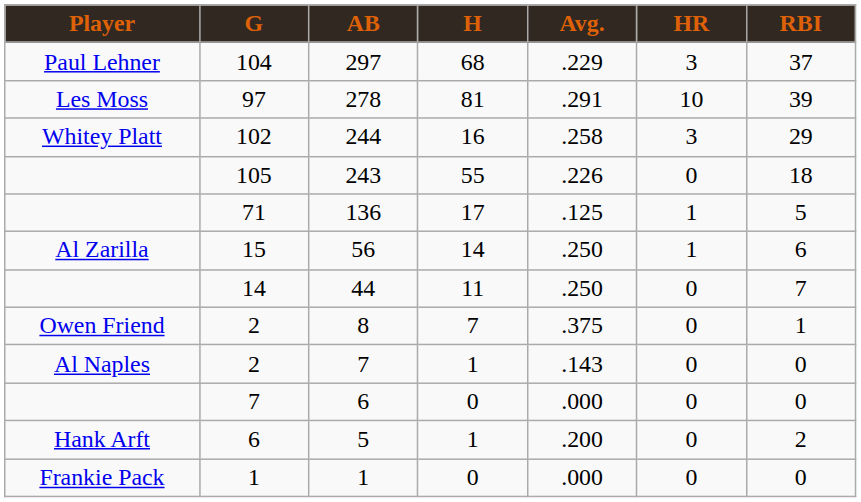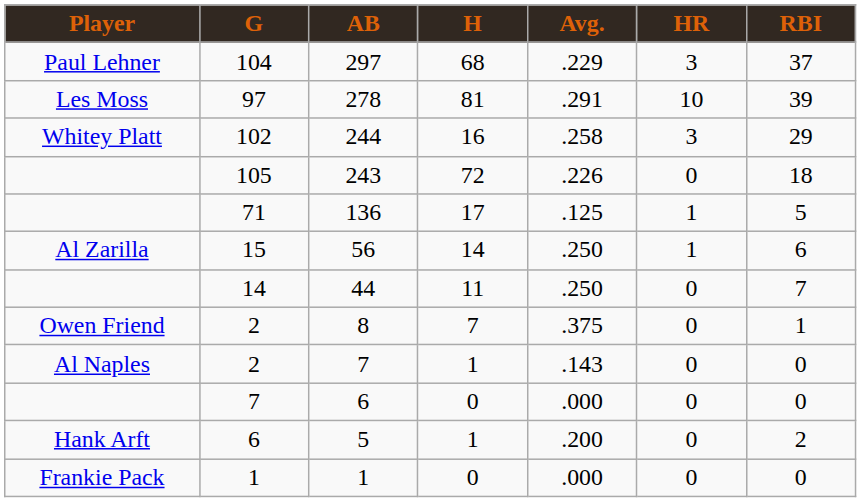(473, 174) 55 -> (473, 174) 72
